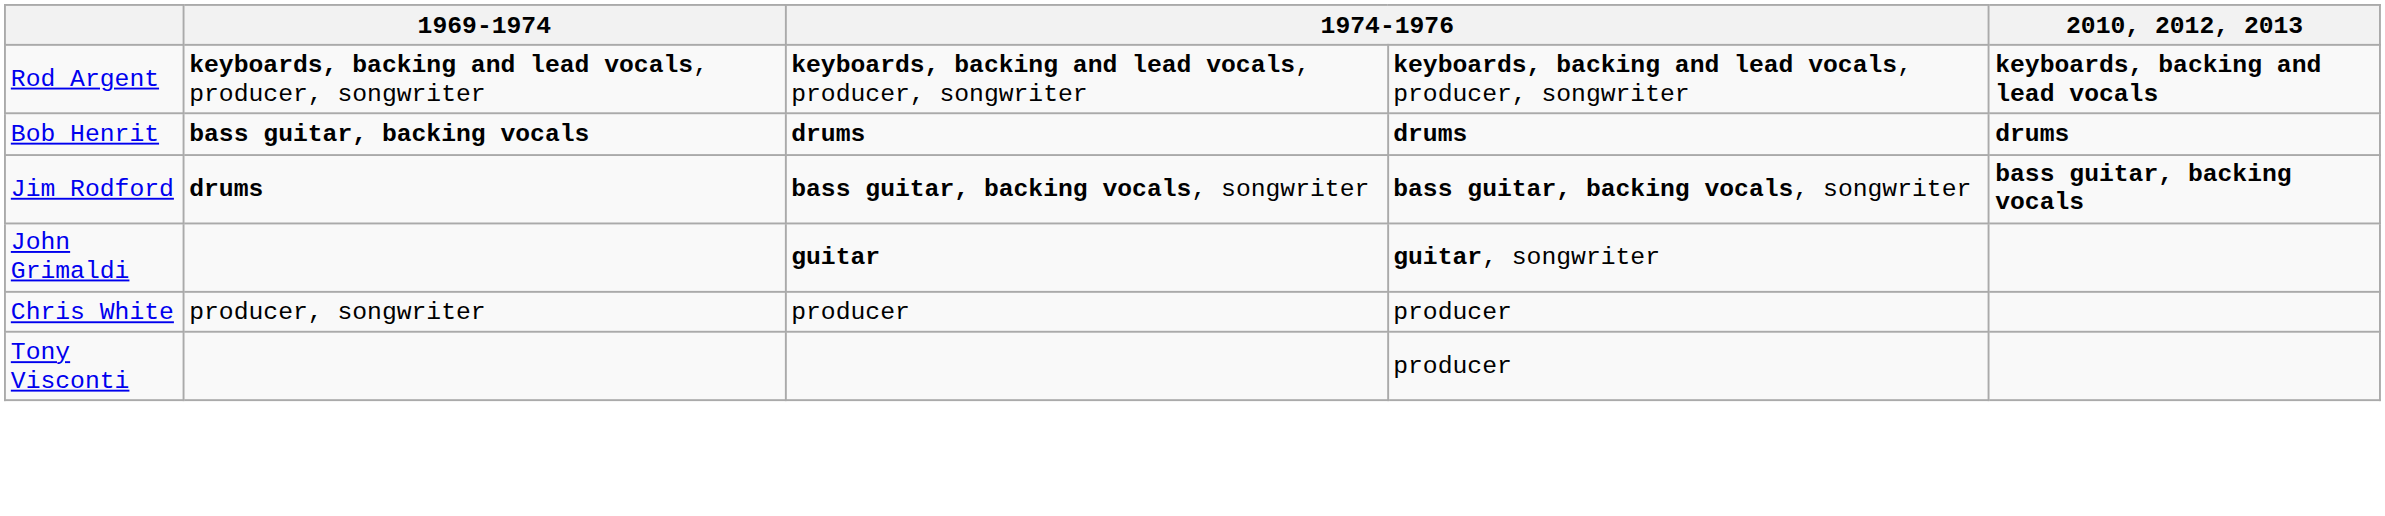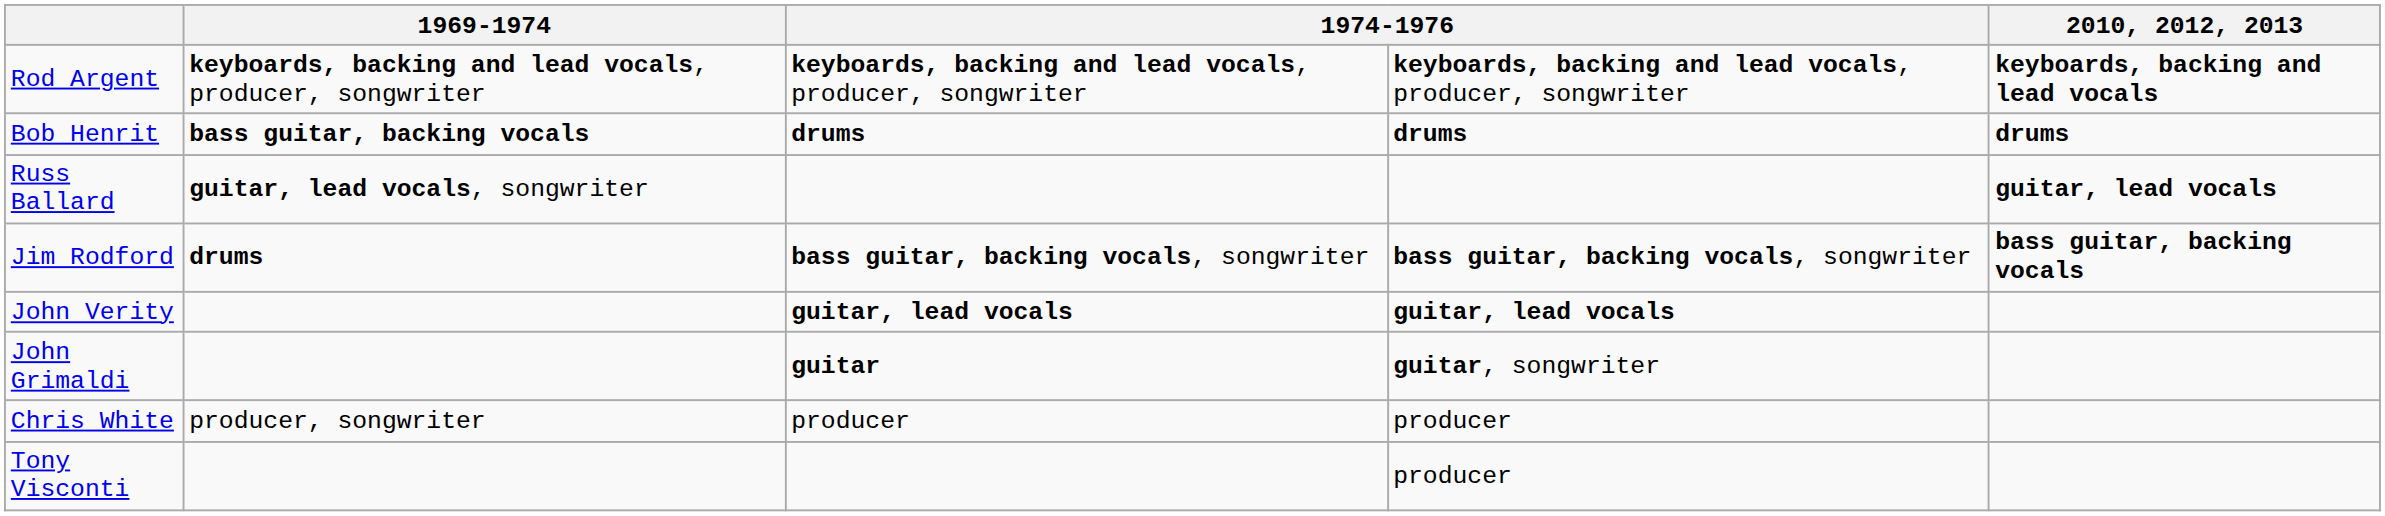+ row: (63, 189)
+ row: (92, 312)
